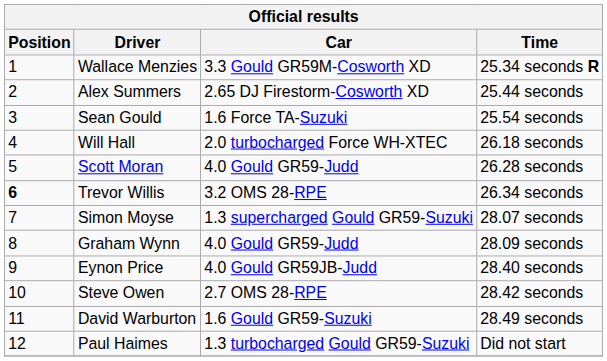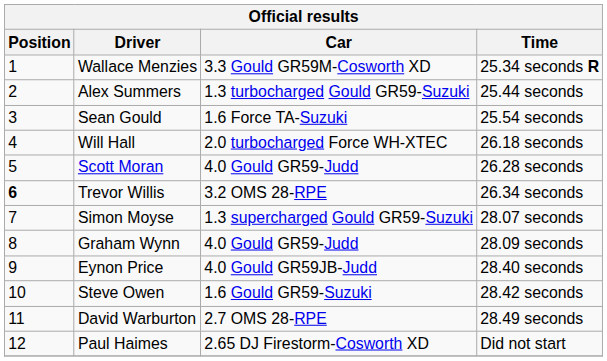(317, 92) 2.65 DJ Firestorm-Cosworth XD -> (337, 92) 1.3 turbocharged Gould GR59-Suzuki
(266, 293) 2.7 OMS 28-RPE -> (288, 293) 1.6 Gould GR59-Suzuki
(288, 318) 1.6 Gould GR59-Suzuki -> (266, 318) 2.7 OMS 28-RPE
(337, 343) 1.3 turbocharged Gould GR59-Suzuki -> (317, 343) 2.65 DJ Firestorm-Cosworth XD
